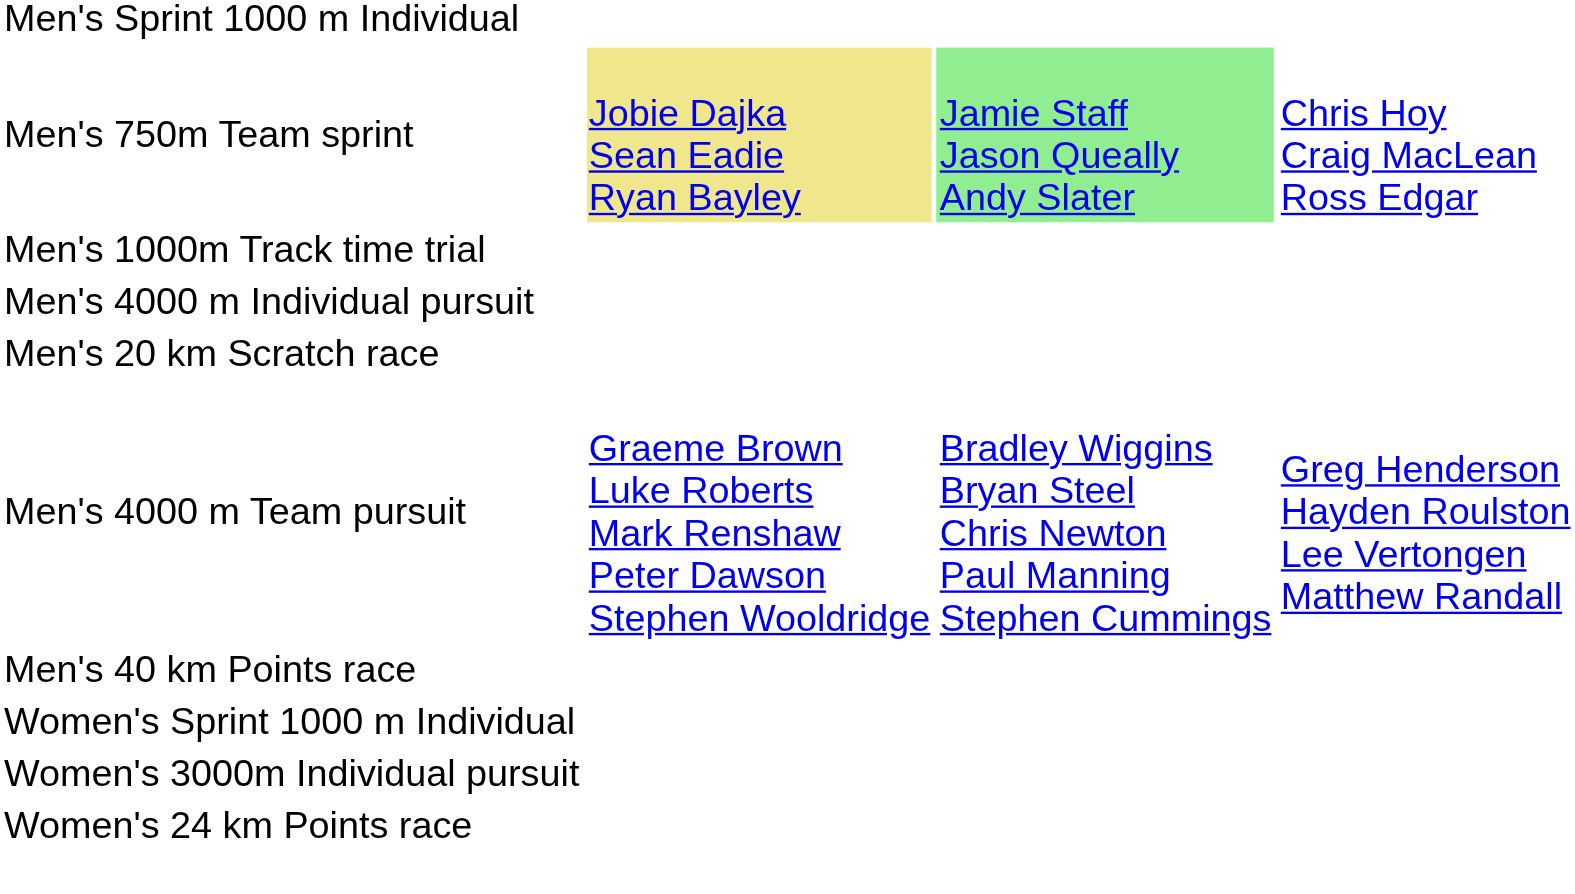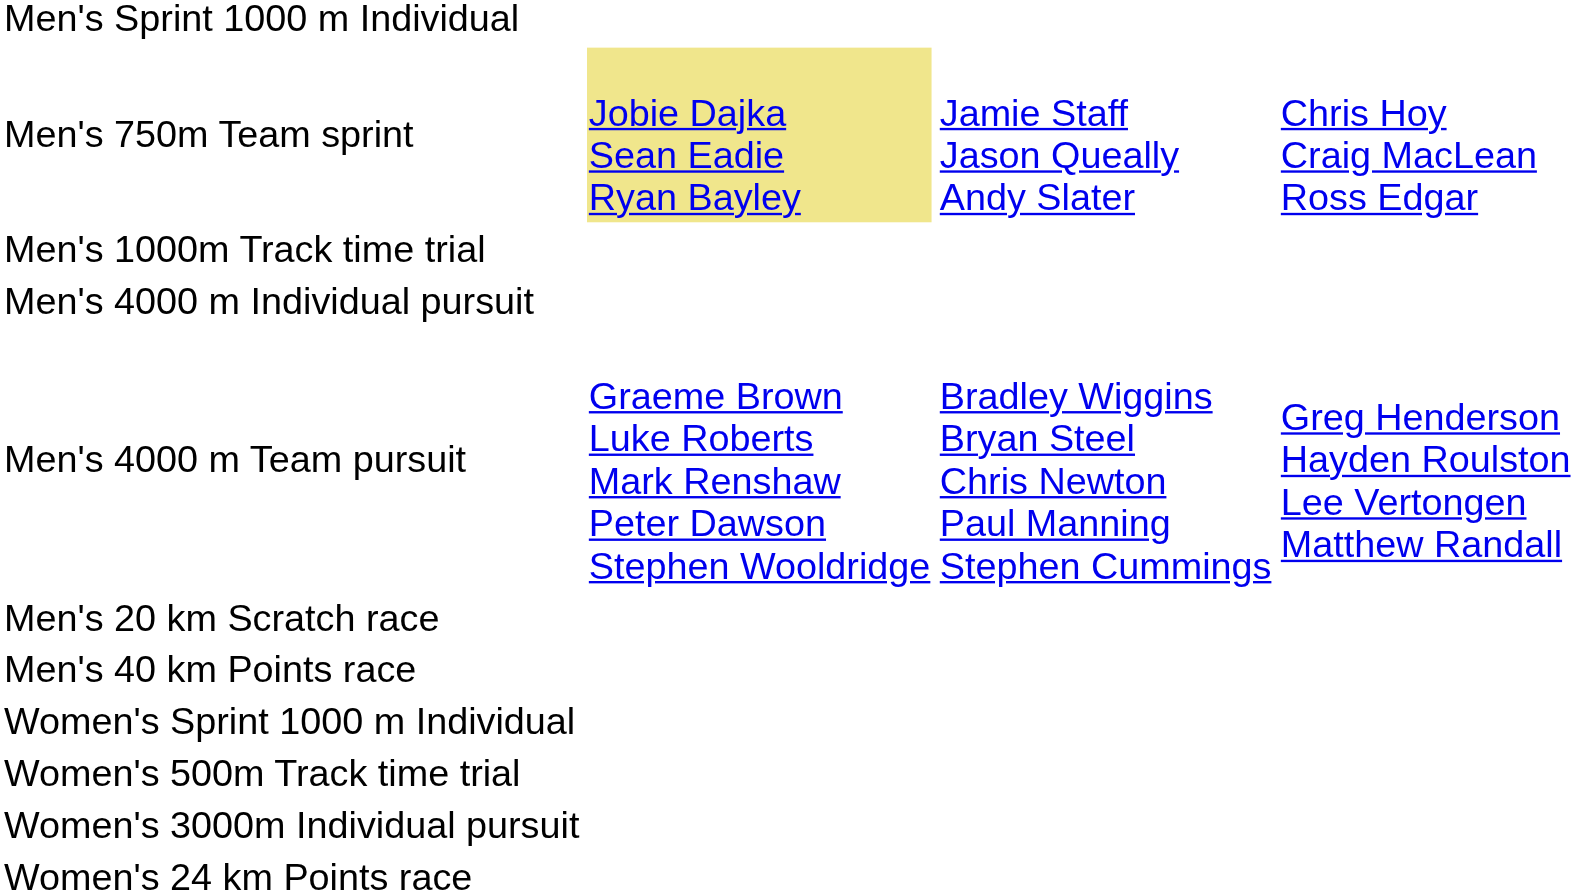(1059, 155) lightgreen background -> (1059, 155) no background
rows swapped: (235, 511) <-> (222, 353)
+ row: (262, 773)
